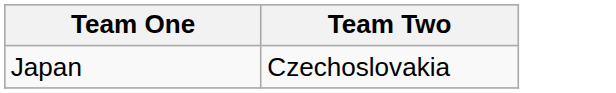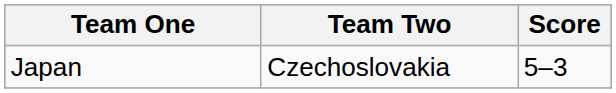+ column: (565, 25)
